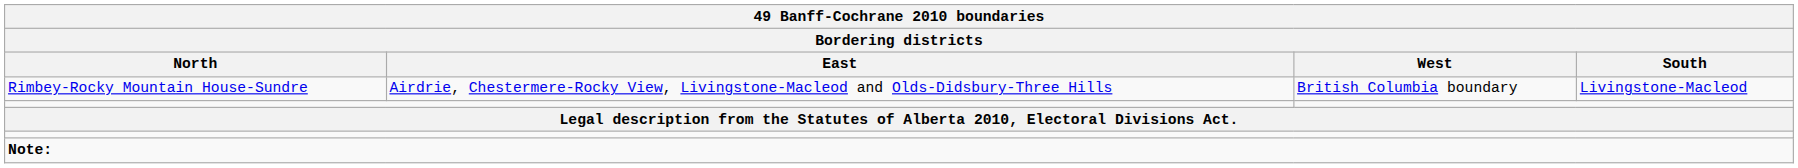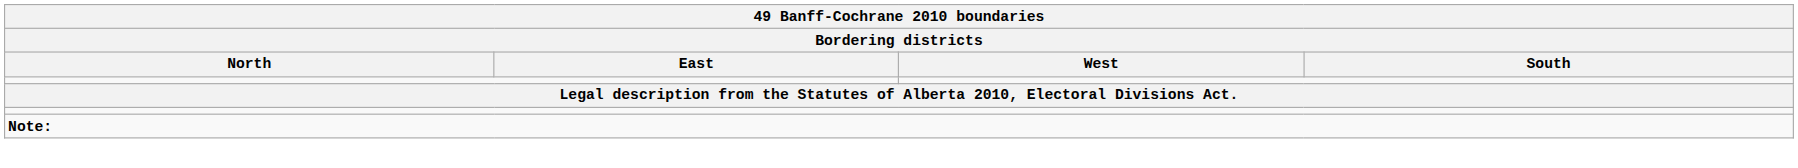- row: (158, 88)
